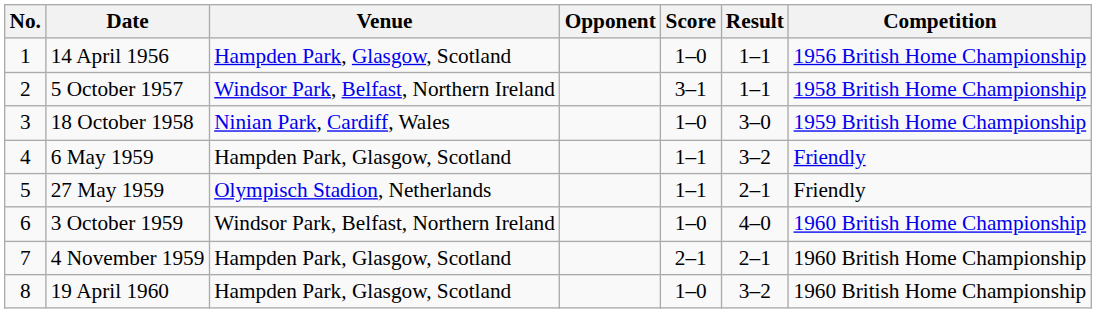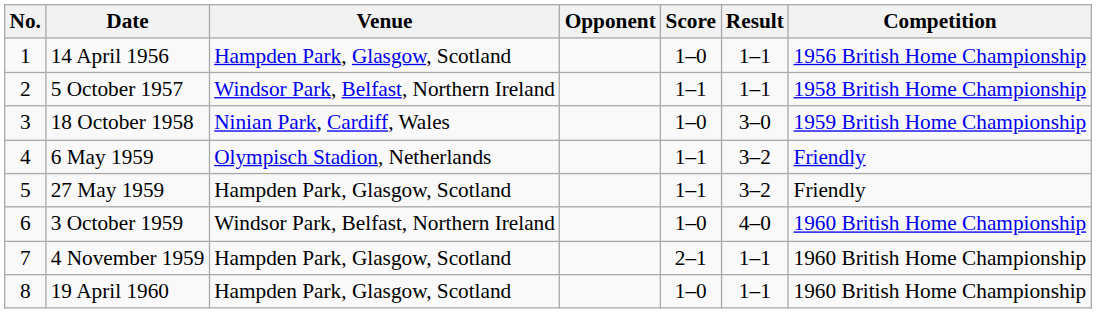(691, 88) 3–1 -> (691, 88) 1–1
(363, 156) Hampden Park, Glasgow, Scotland -> (353, 156) Olympisch Stadion, Netherlands
(353, 190) Olympisch Stadion, Netherlands -> (363, 190) Hampden Park, Glasgow, Scotland
(755, 190) 2–1 -> (755, 190) 3–2
(755, 257) 2–1 -> (755, 257) 1–1
(755, 291) 3–2 -> (755, 291) 1–1
